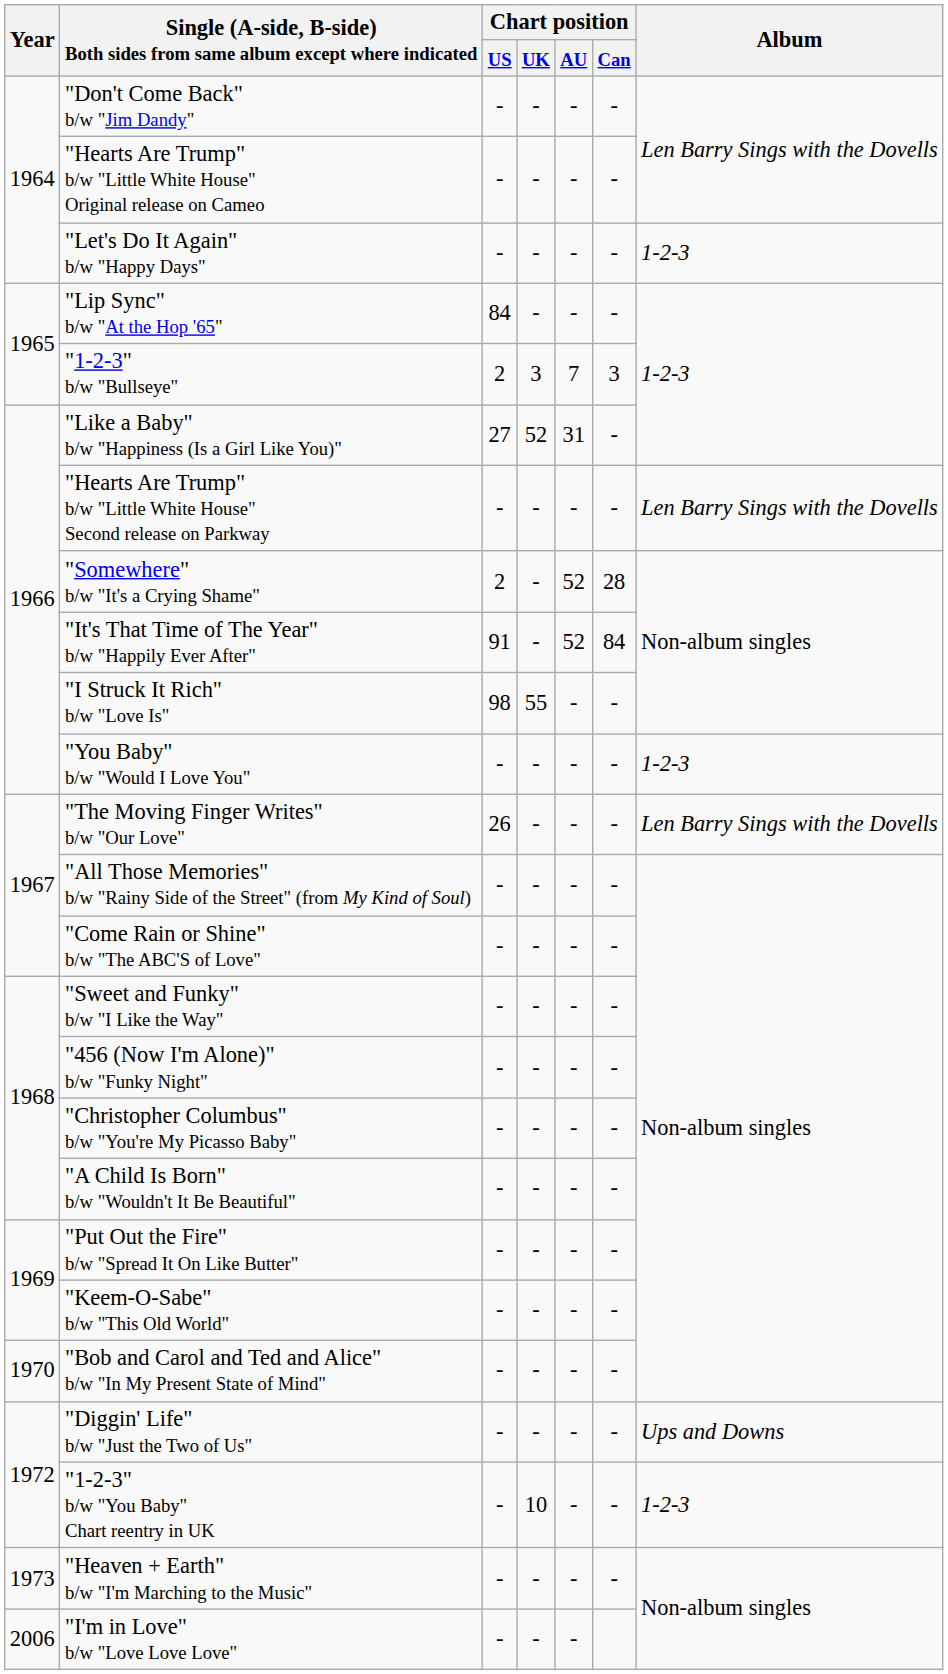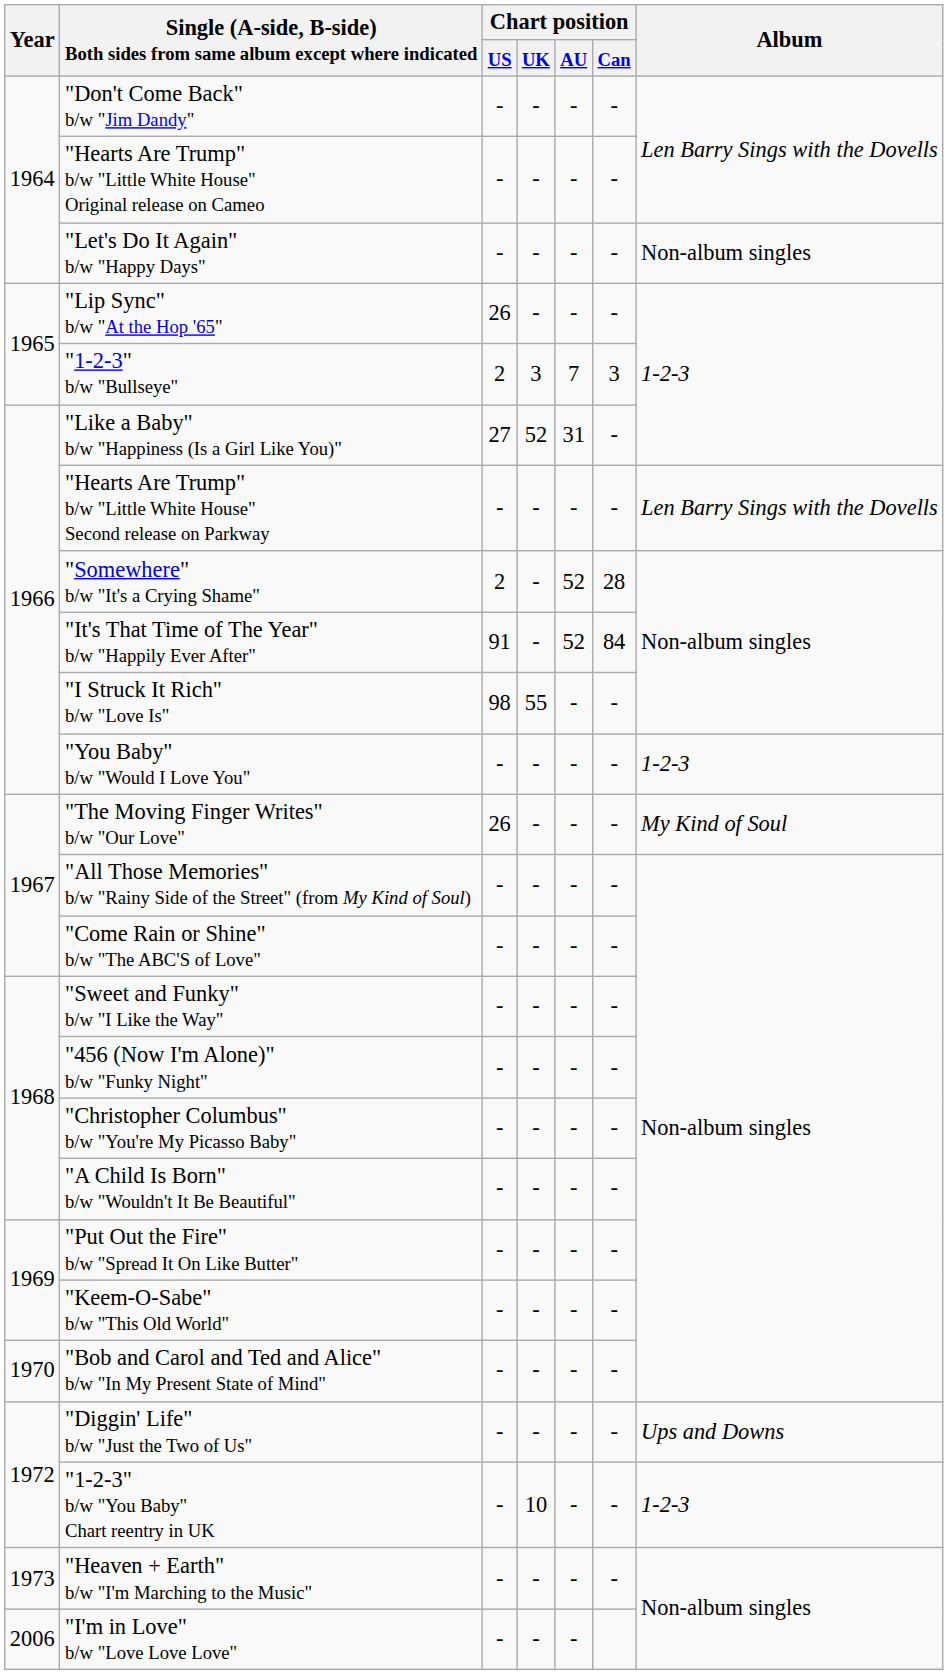(665, 252) 1-2-3 -> (726, 252) Non-album singles
(500, 313) 84 -> (500, 313) 26
(789, 824) Len Barry Sings with the Dovells -> (714, 824) My Kind of Soul
